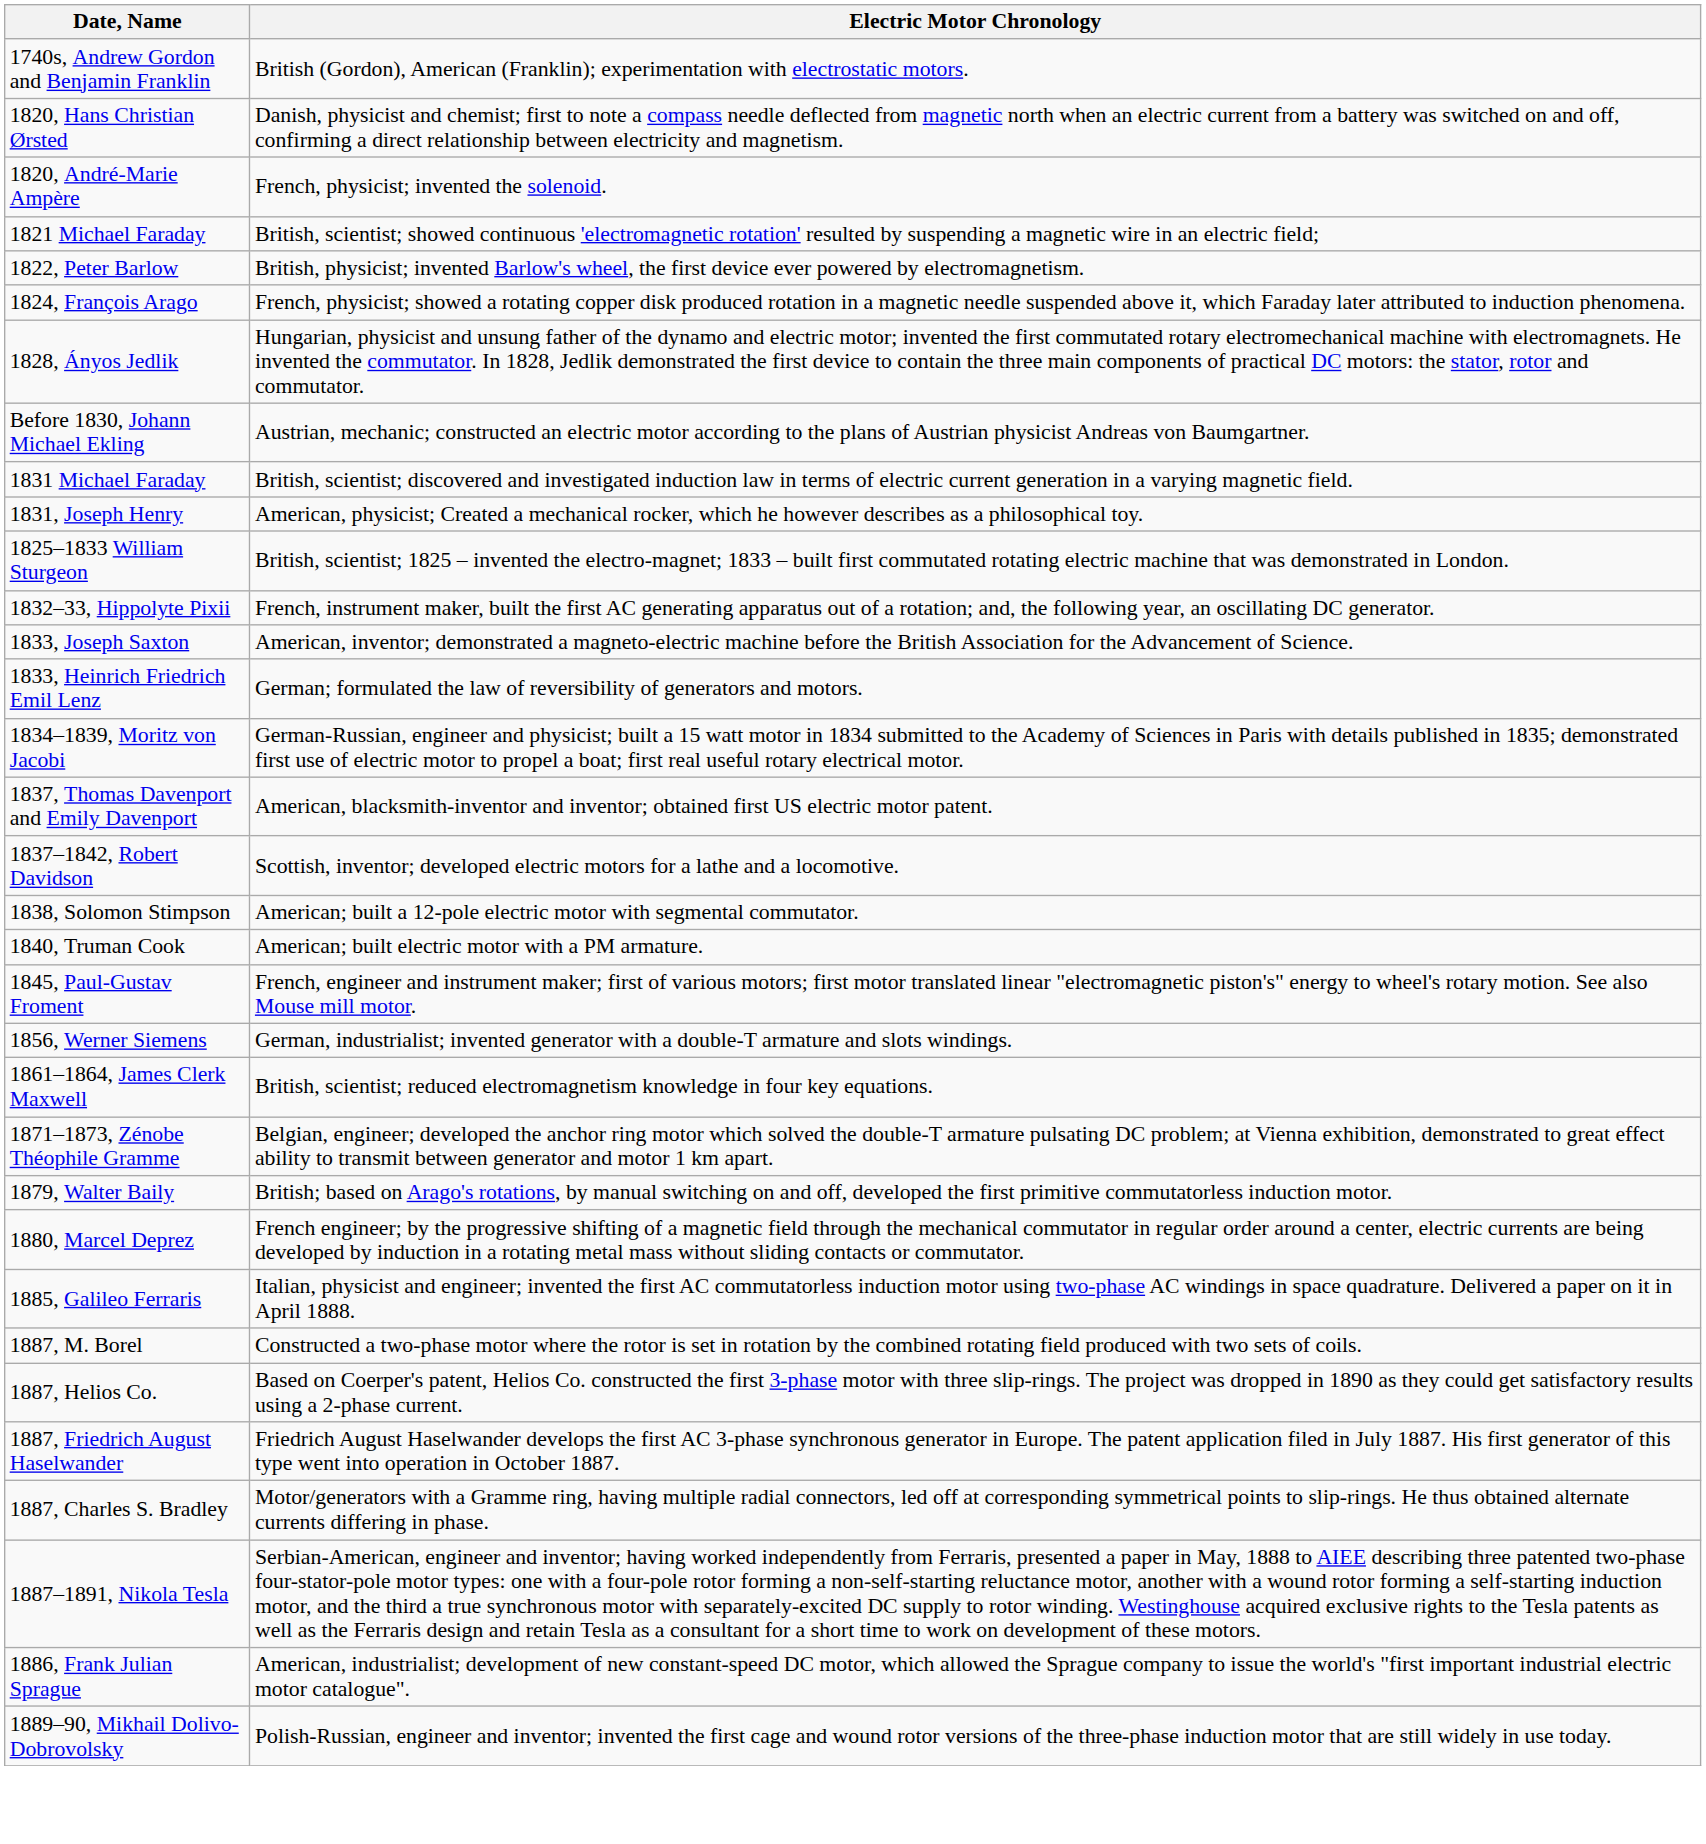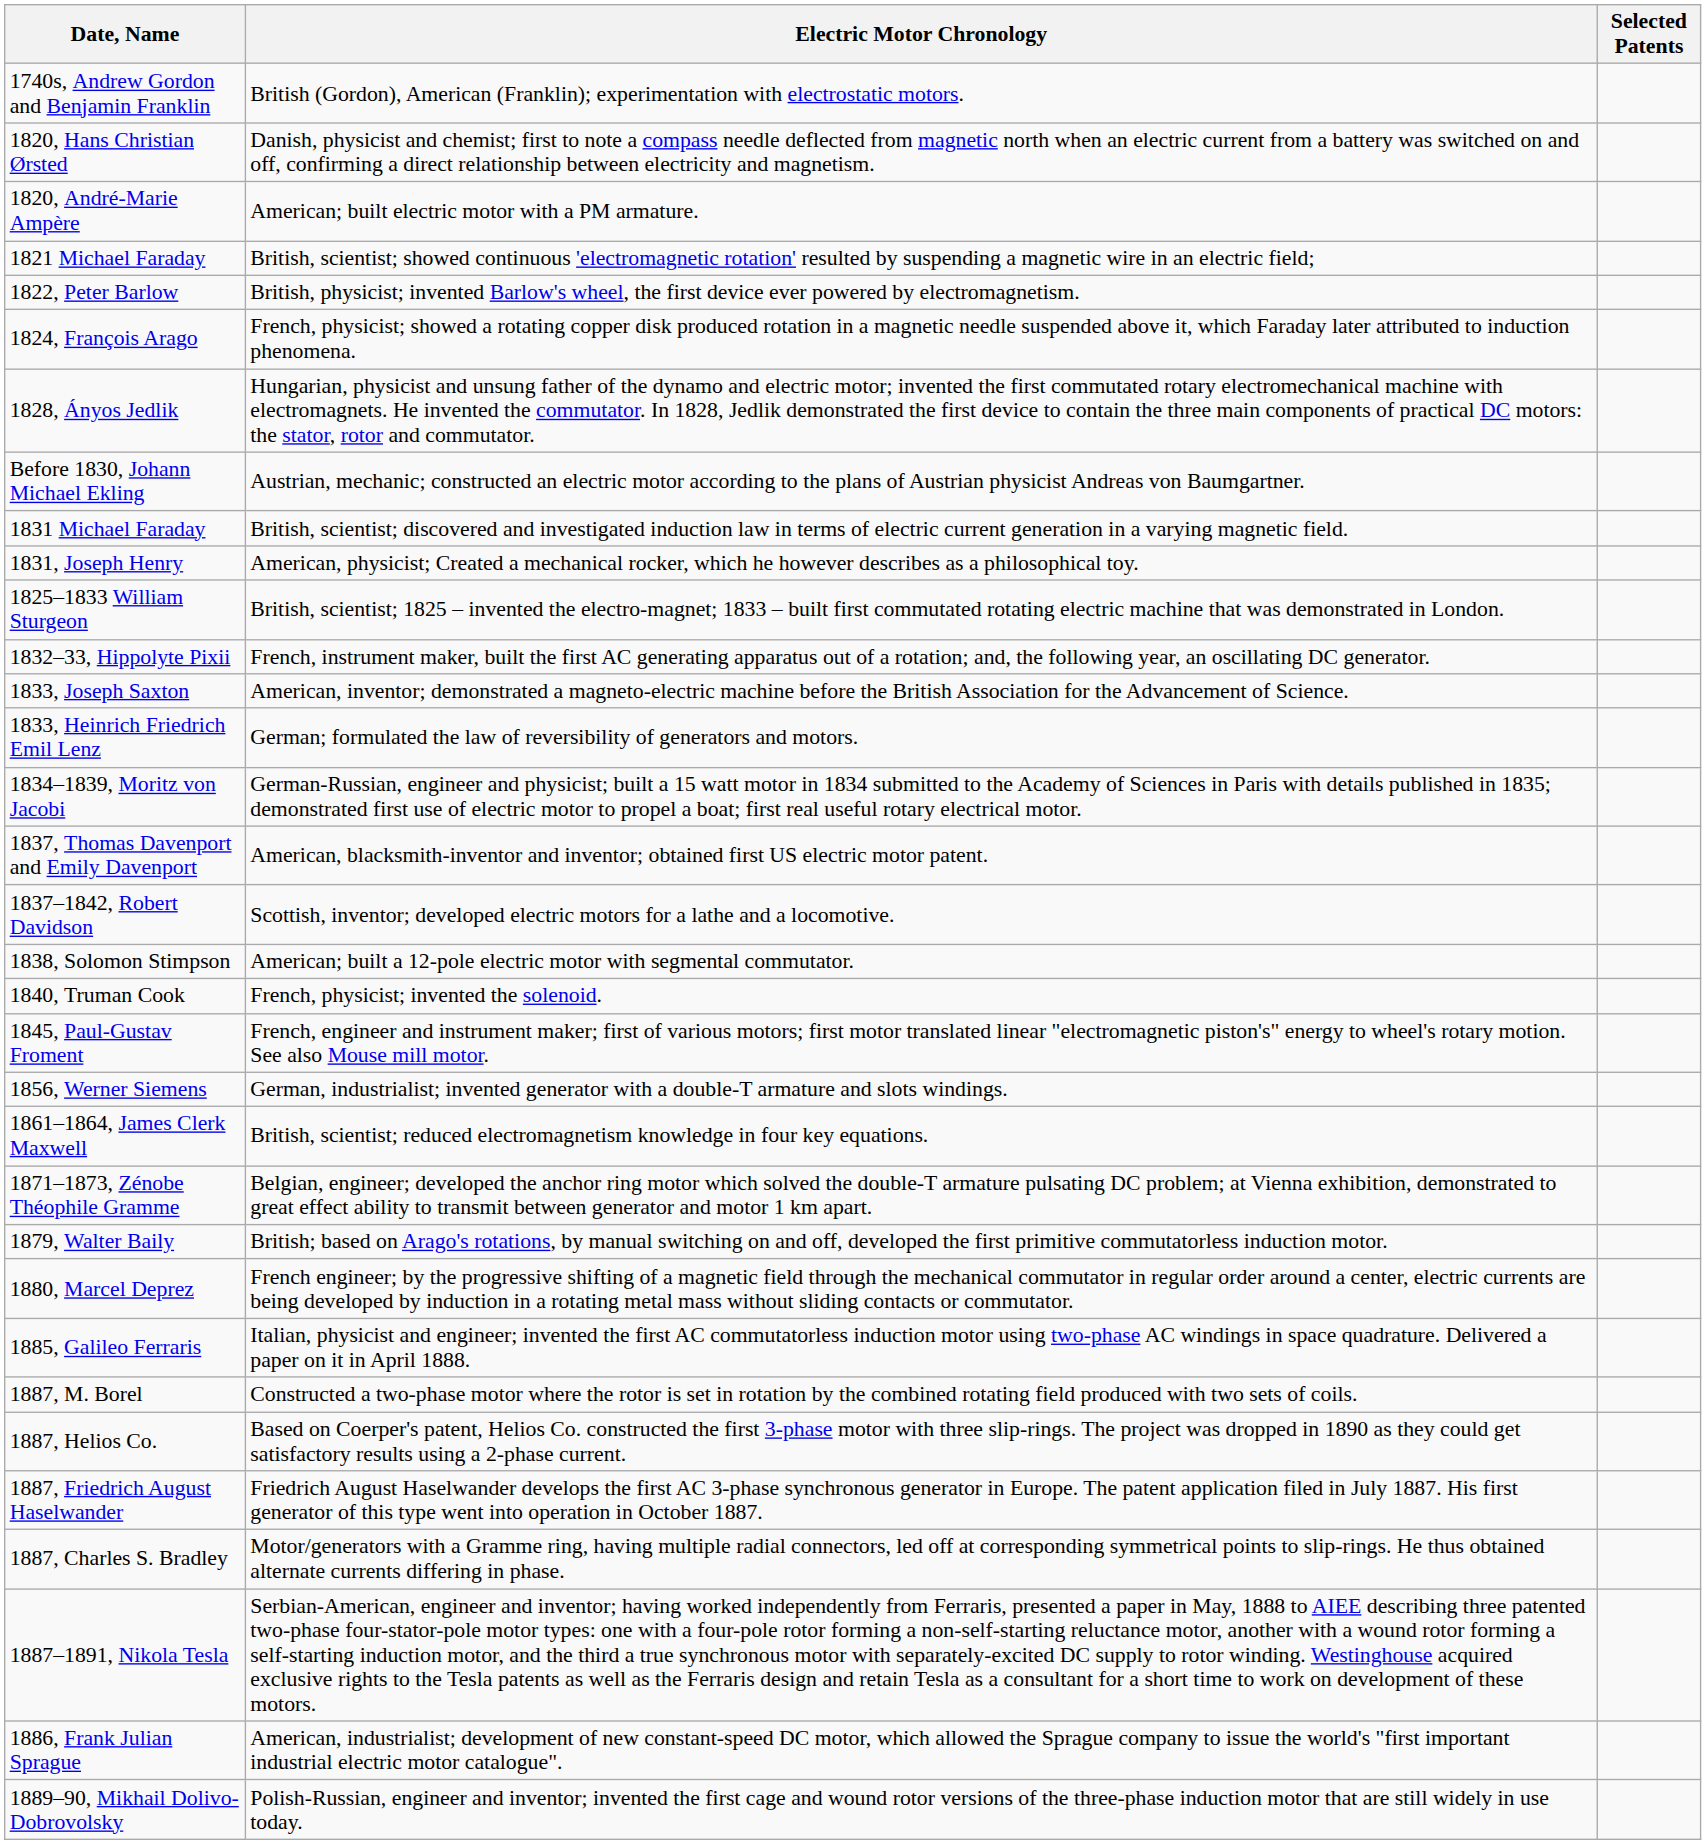+ column: (1649, 33)
(431, 186) French, physicist; invented the solenoid. -> (474, 210) American; built electric motor with a PM armature.
(479, 946) American; built electric motor with a PM armature. -> (426, 995) French, physicist; invented the solenoid.
